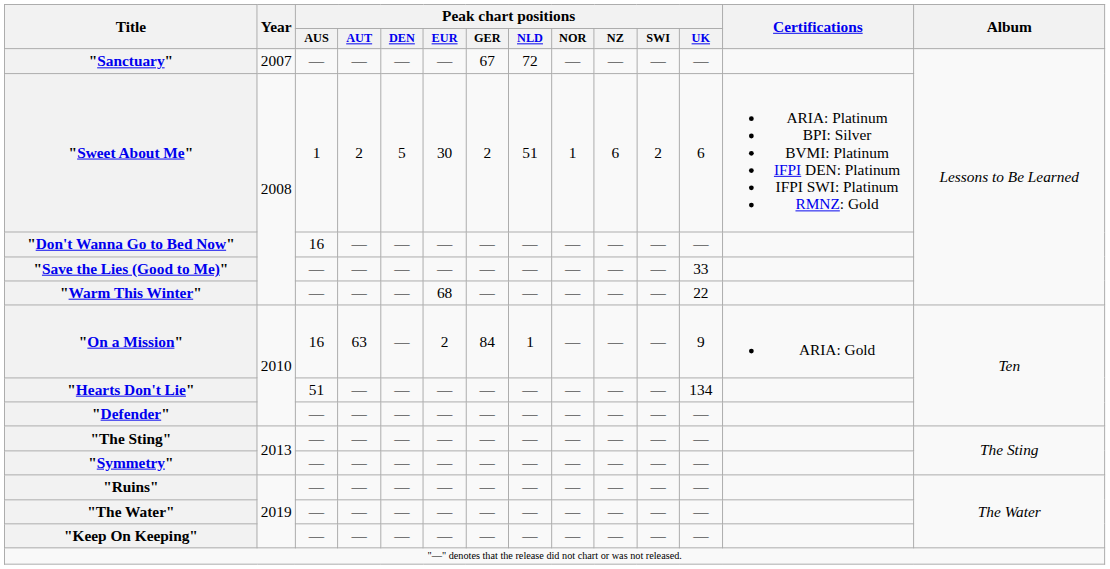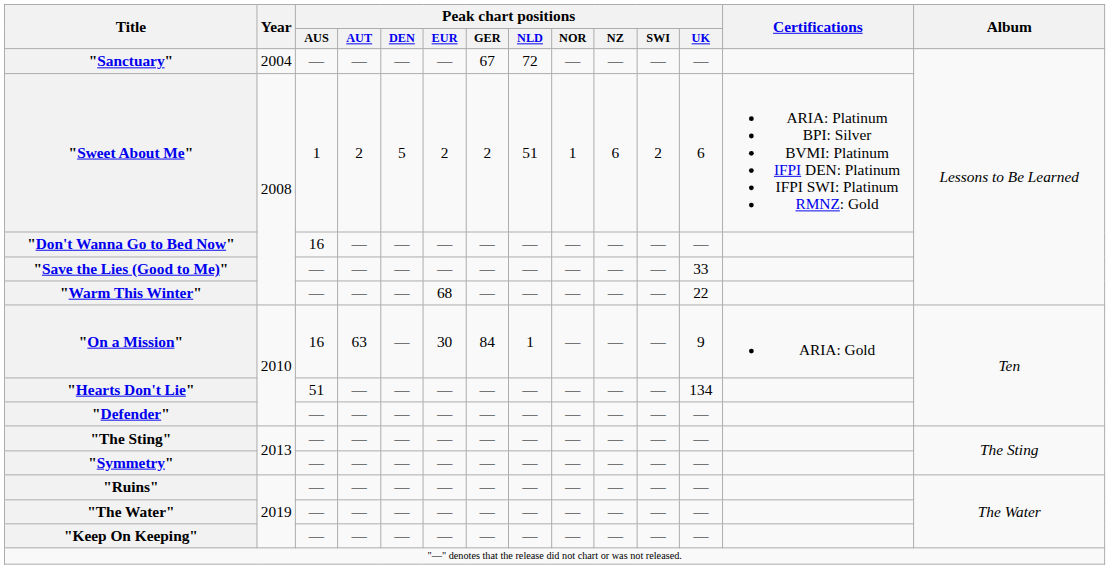(276, 61) 2007 -> (276, 61) 2004
(445, 152) 30 -> (445, 152) 2
(445, 341) 2 -> (445, 341) 30
